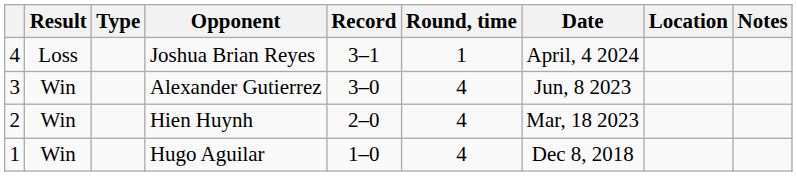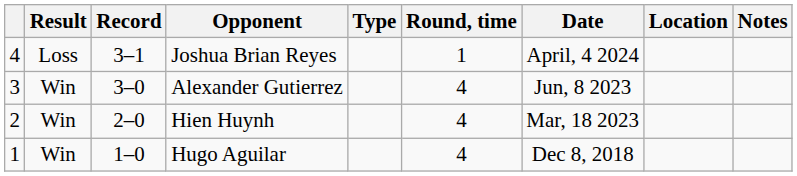columns swapped: (364, 21) <-> (118, 21)
